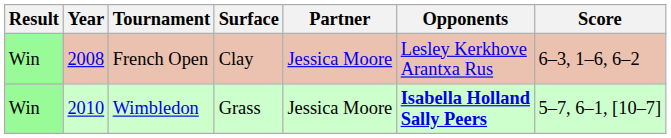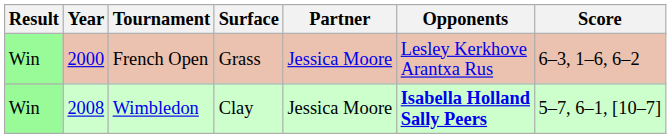(86, 58) 2008 -> (86, 58) 2000
(236, 58) Clay -> (240, 58) Grass
(86, 108) 2010 -> (86, 108) 2008
(240, 108) Grass -> (236, 108) Clay
